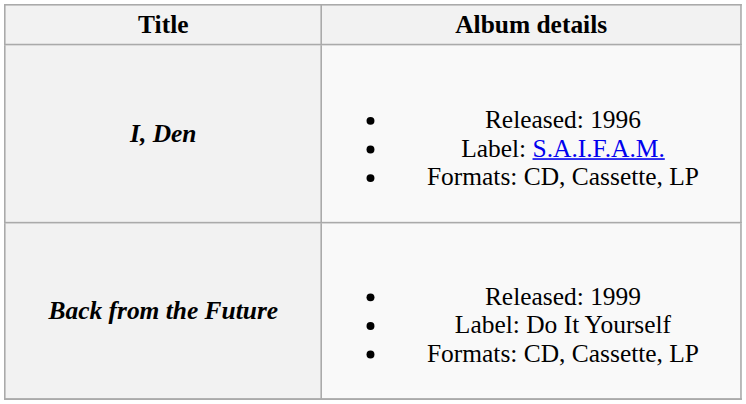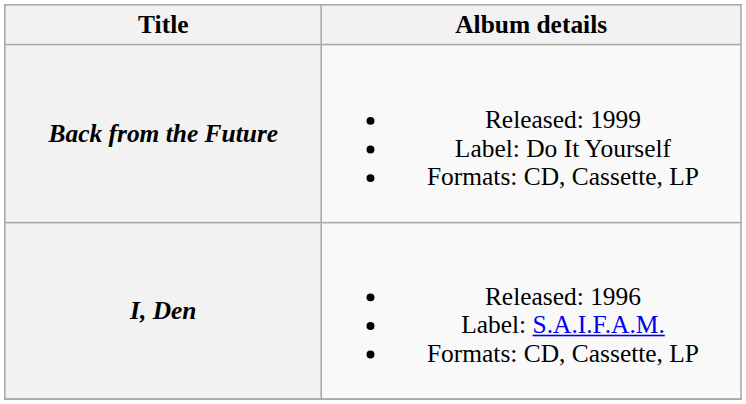rows swapped: (163, 133) <-> (163, 310)
